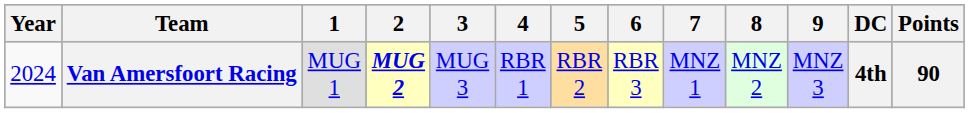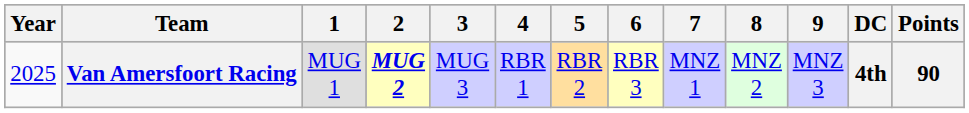(33, 74) 2024 -> (33, 74) 2025
